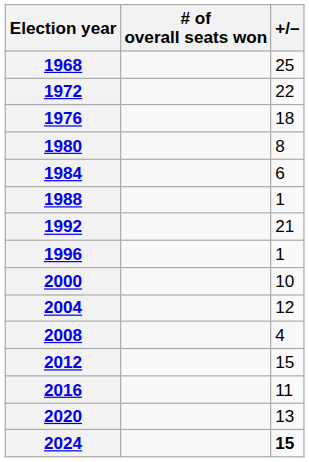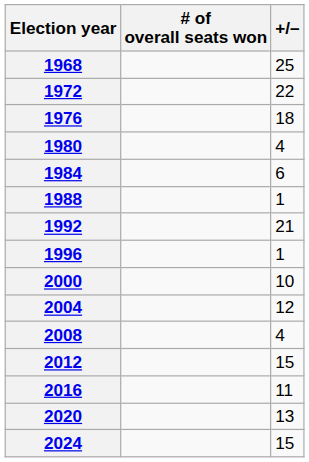(280, 145) 8 -> (280, 145) 4
(285, 443) bold -> (285, 443) normal
